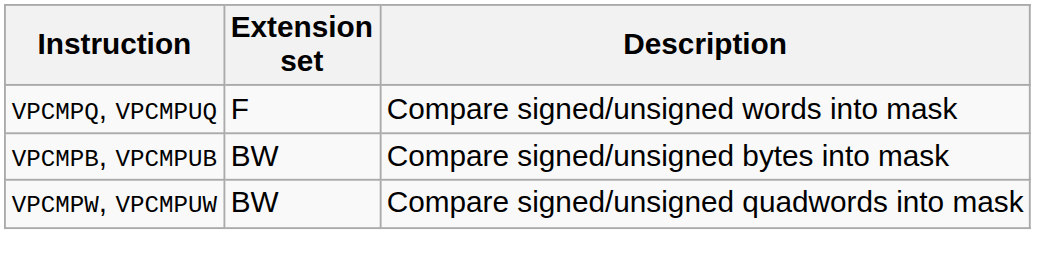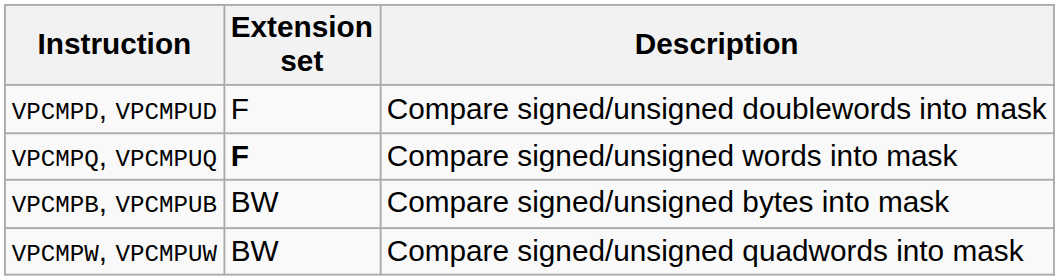+ row: (114, 109)
(240, 108) normal -> (240, 155) bold
